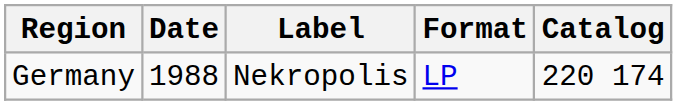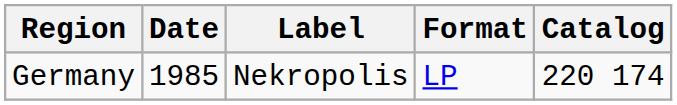(184, 77) 1988 -> (184, 77) 1985
